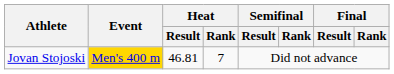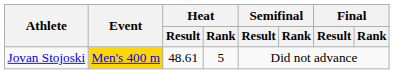(183, 58) 46.81 -> (183, 58) 48.61
(221, 58) 7 -> (221, 58) 5
